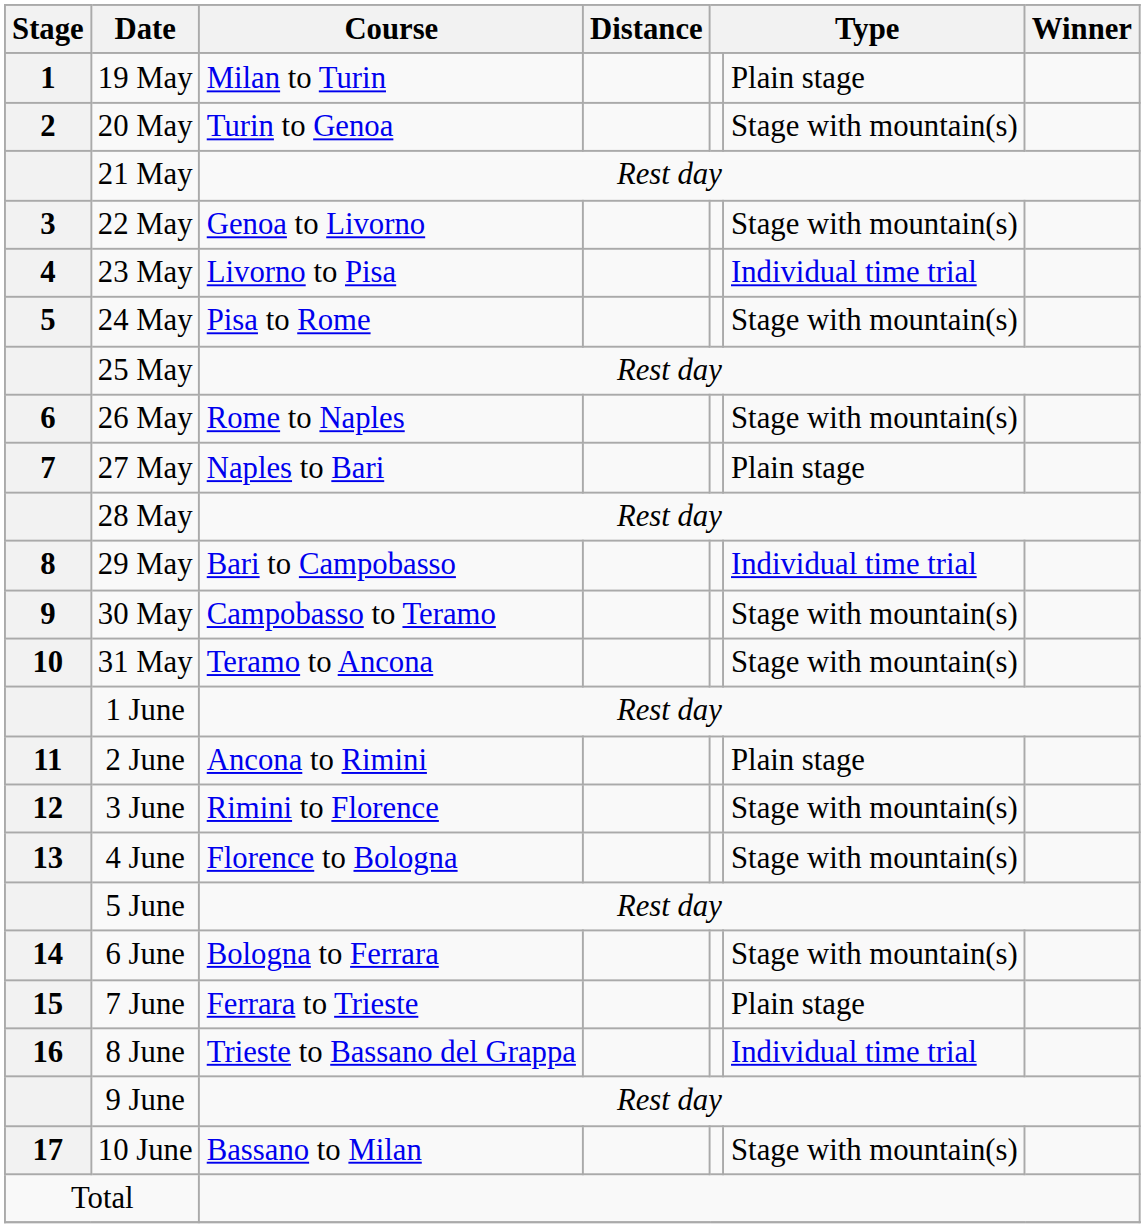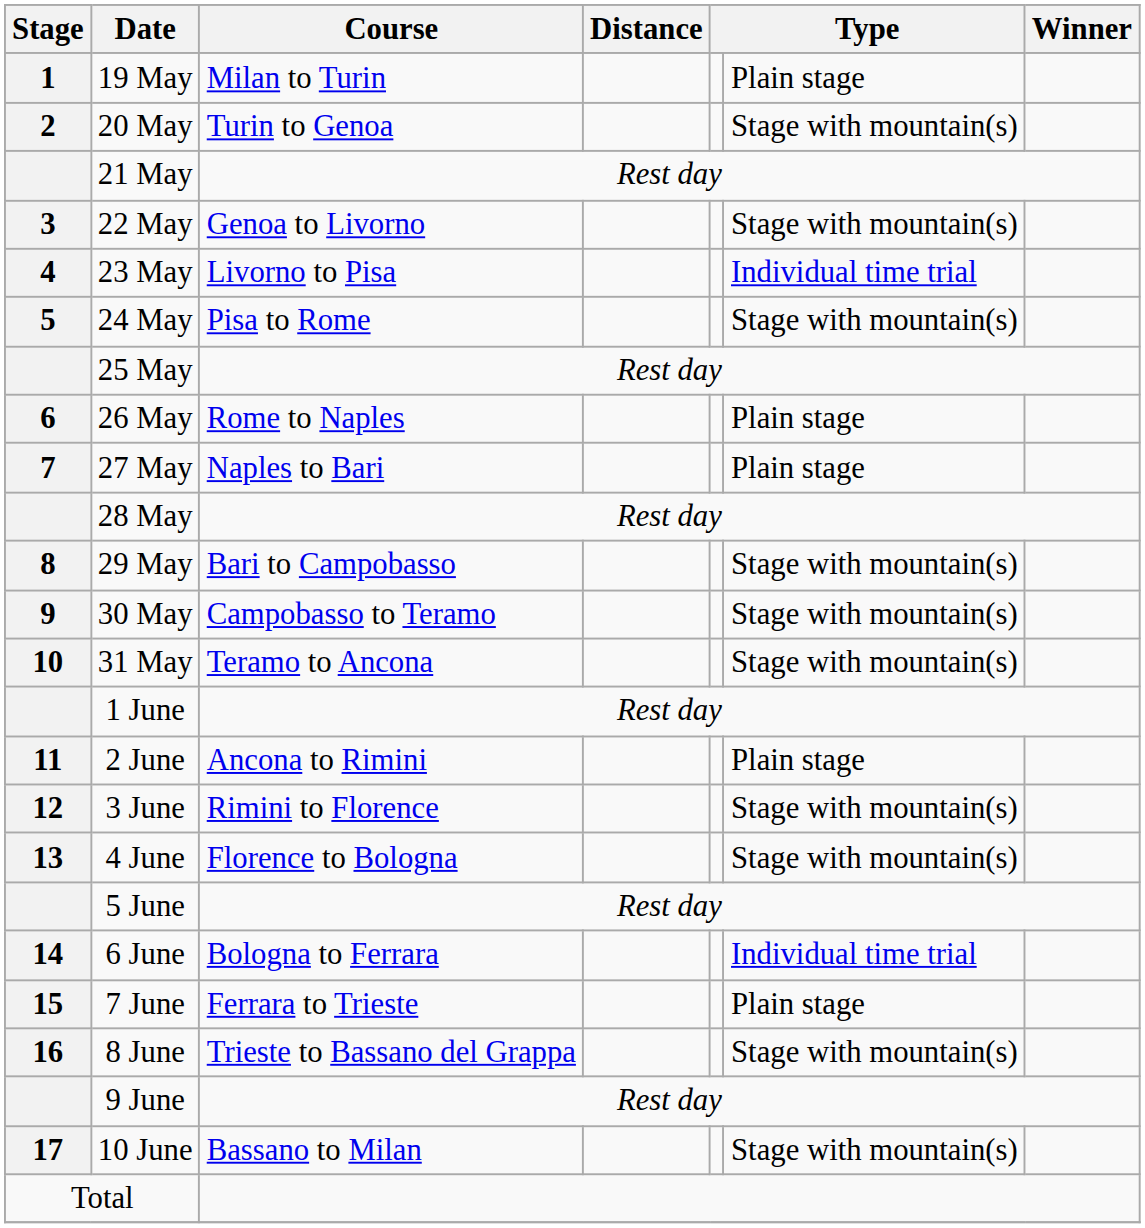(874, 418) Stage with mountain(s) -> (798, 418) Plain stage
(854, 564) Individual time trial -> (874, 564) Stage with mountain(s)
(874, 954) Stage with mountain(s) -> (854, 954) Individual time trial
(854, 1051) Individual time trial -> (874, 1051) Stage with mountain(s)
